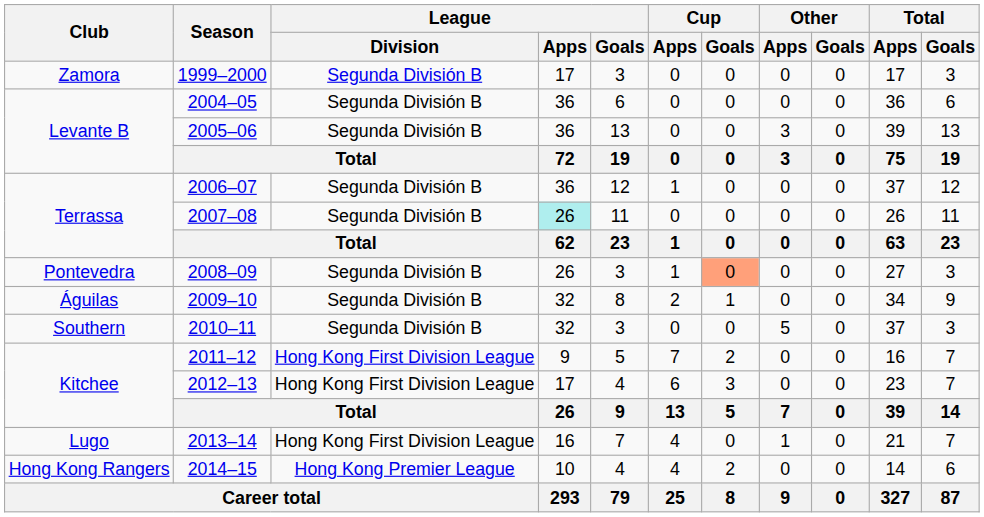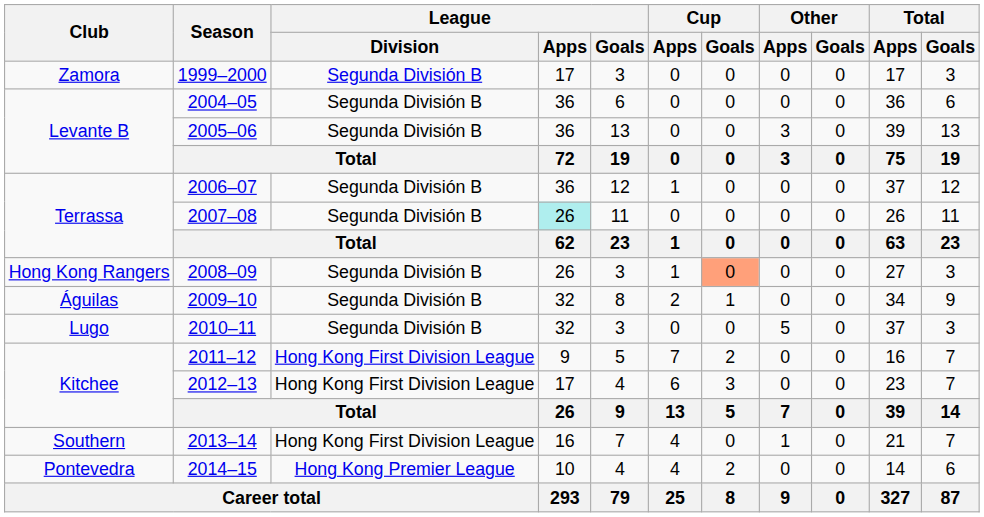(89, 272) Pontevedra -> (89, 272) Hong Kong Rangers
(89, 328) Southern -> (89, 328) Lugo
(89, 441) Lugo -> (89, 441) Southern
(89, 469) Hong Kong Rangers -> (89, 469) Pontevedra
